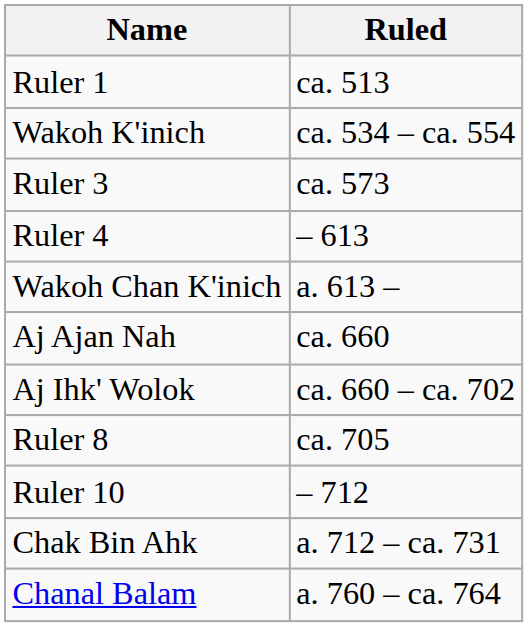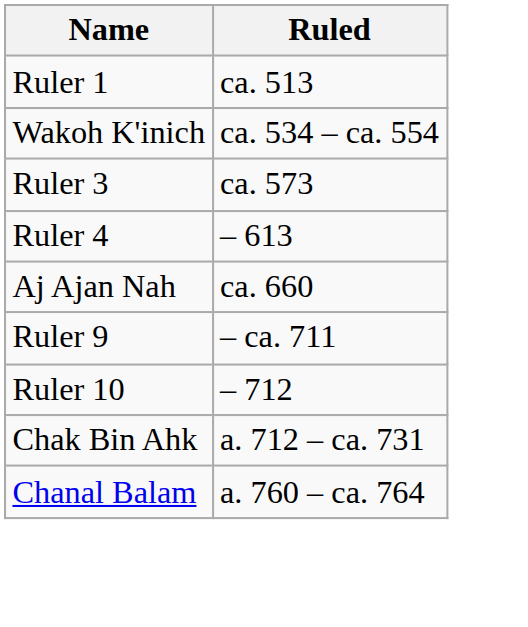- row: (147, 286)
- row: (104, 388)
- row: (60, 440)
+ row: (60, 337)
